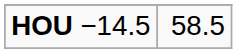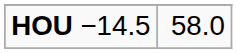(194, 26) 58.5 -> (194, 26) 58.0
